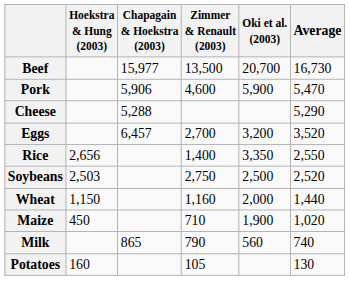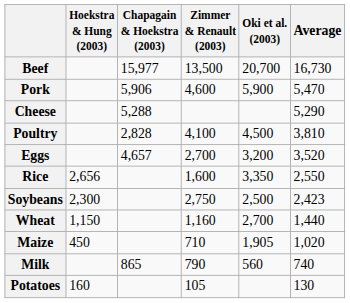+ row: (35, 133)
(136, 133) 6,457 -> (136, 155) 4,657
(200, 155) 1,400 -> (200, 177) 1,600
(85, 177) 2,503 -> (85, 199) 2,300
(309, 177) 2,520 -> (309, 199) 2,423
(258, 199) 2,000 -> (258, 220) 2,700
(258, 220) 1,900 -> (258, 242) 1,905
